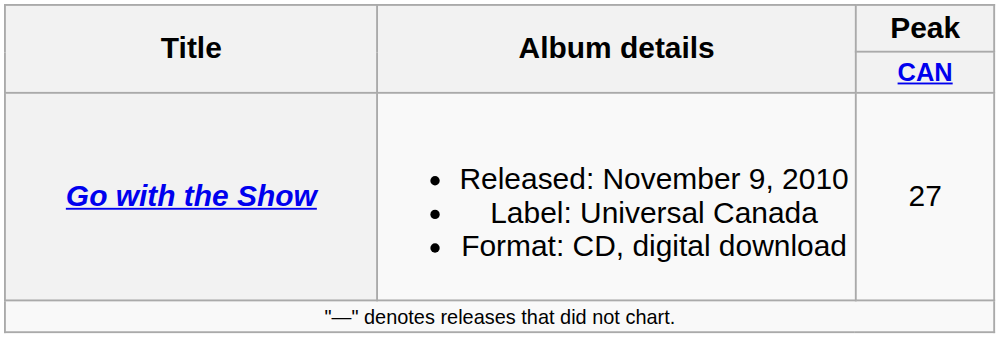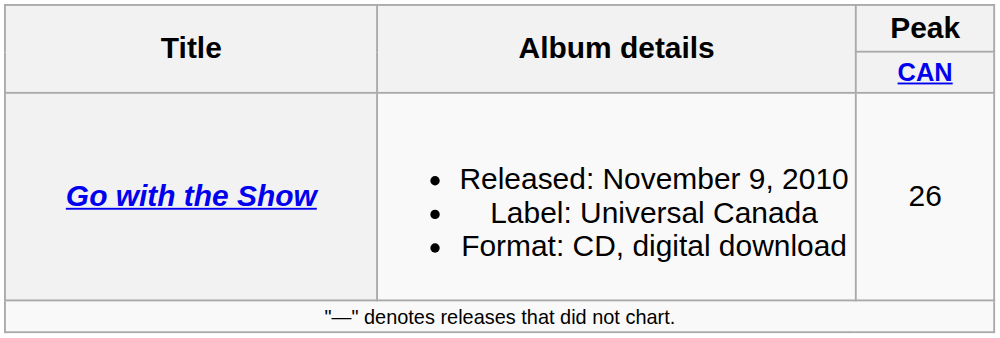(925, 196) 27 -> (925, 196) 26
